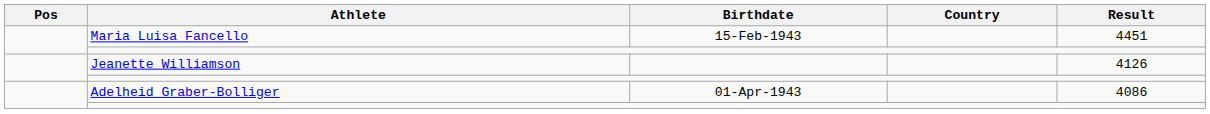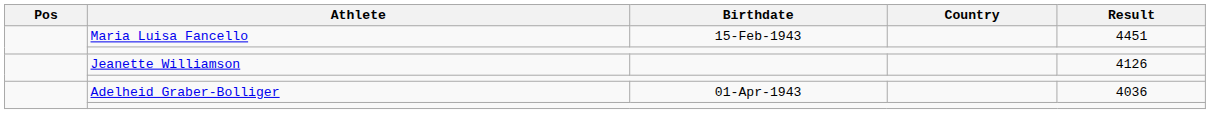(1132, 92) 4086 -> (1132, 92) 4036
